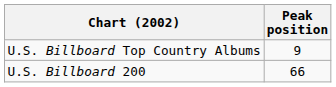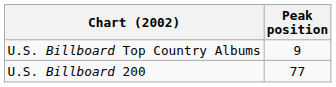(297, 71) 66 -> (297, 71) 77
